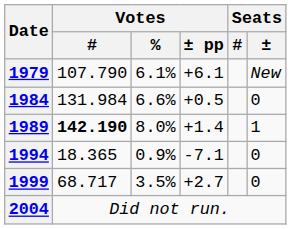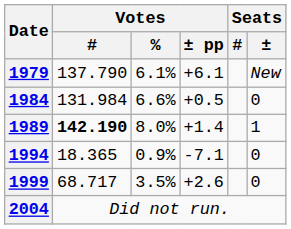(92, 73) 107.790 -> (92, 73) 137.790
(204, 182) +2.7 -> (204, 182) +2.6
